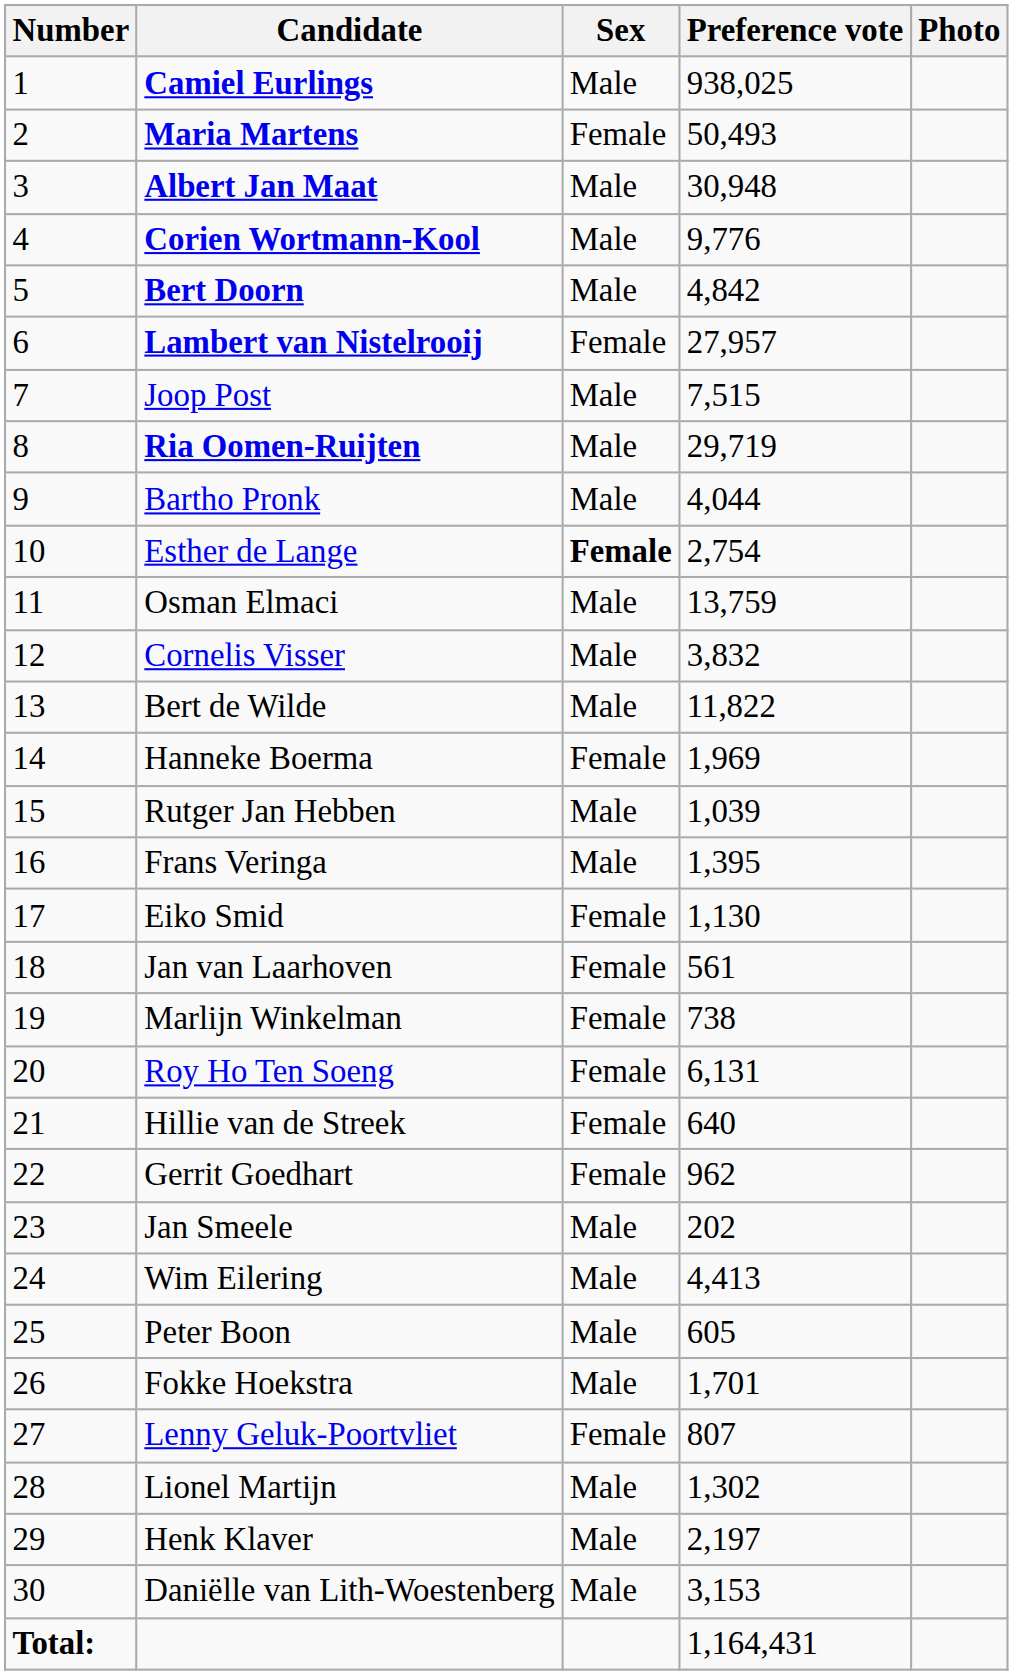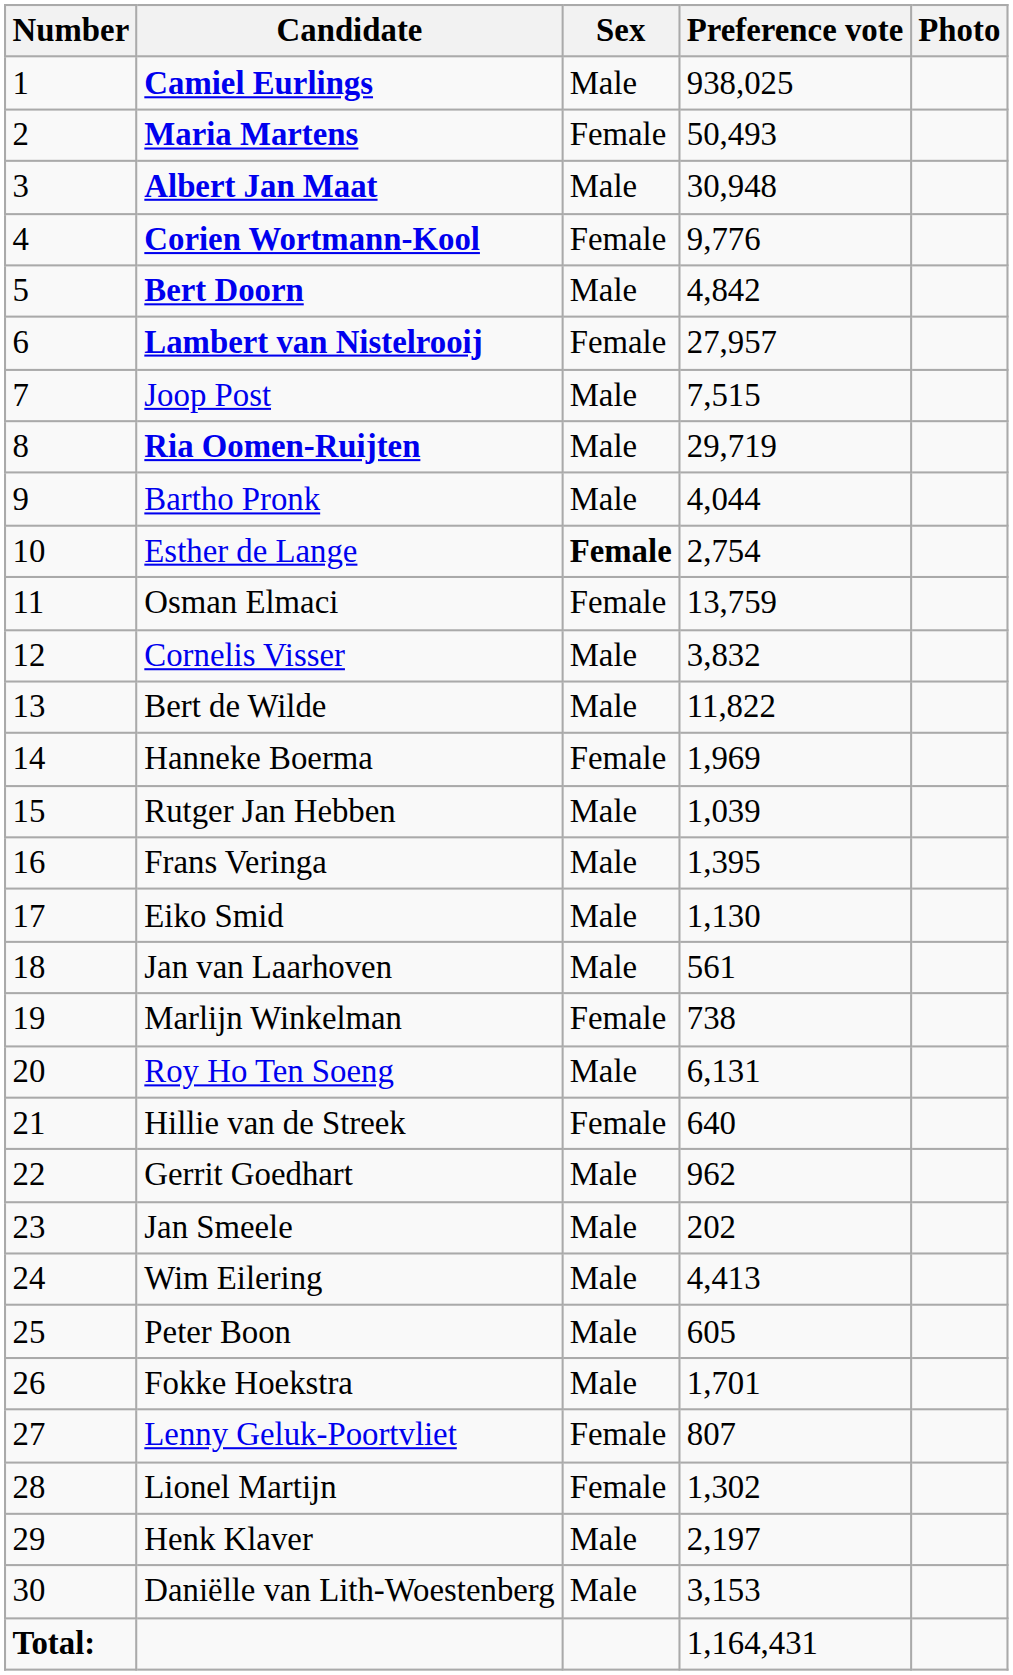(603, 238) Male -> (618, 238) Female
(603, 602) Male -> (618, 602) Female
(618, 914) Female -> (603, 914) Male
(618, 966) Female -> (603, 966) Male
(618, 1070) Female -> (603, 1070) Male
(618, 1174) Female -> (603, 1174) Male
(603, 1487) Male -> (618, 1487) Female
